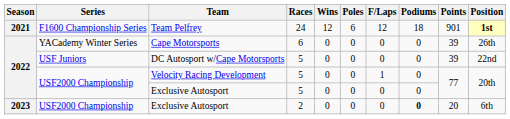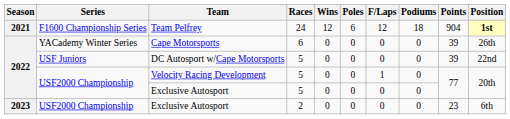(453, 28) 901 -> (453, 28) 904
(419, 106) bold -> (419, 106) normal
(453, 106) 20 -> (453, 106) 23
